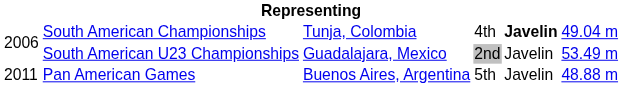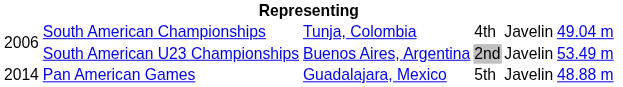(531, 32) bold -> (529, 32) normal
(375, 53) Guadalajara, Mexico -> (387, 53) Buenos Aires, Argentina
(21, 75) 2011 -> (21, 75) 2014
(387, 75) Buenos Aires, Argentina -> (375, 75) Guadalajara, Mexico
